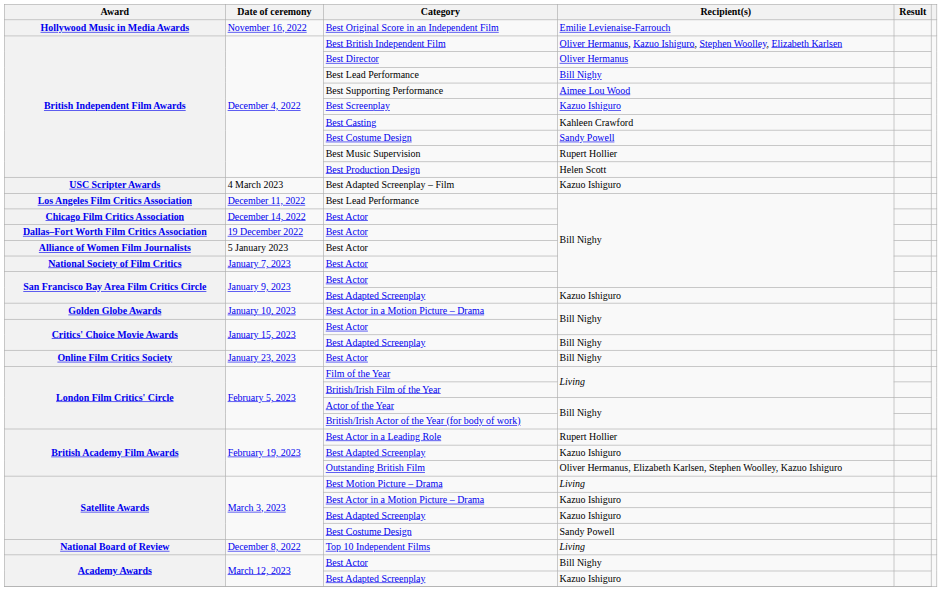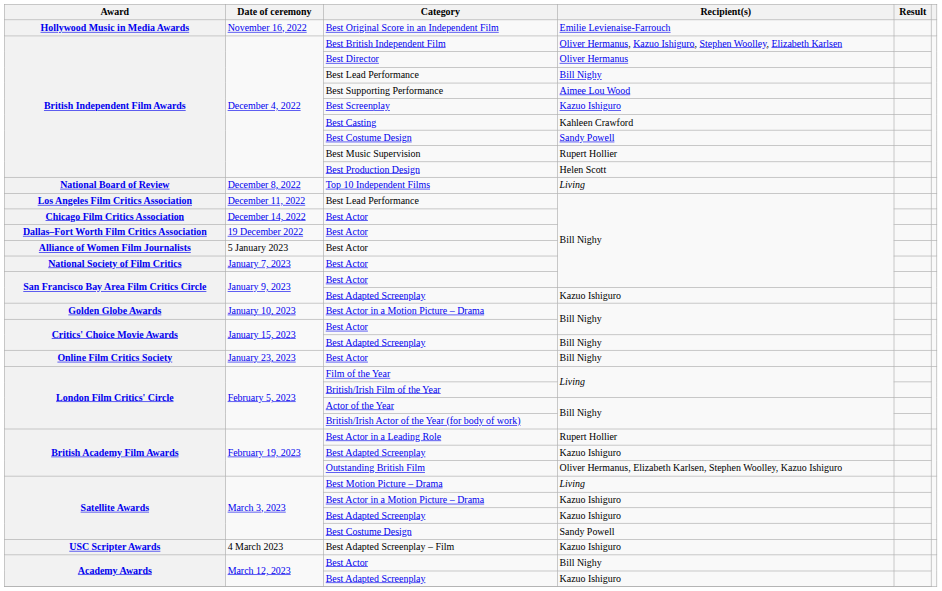rows swapped: (115, 547) <-> (115, 185)
